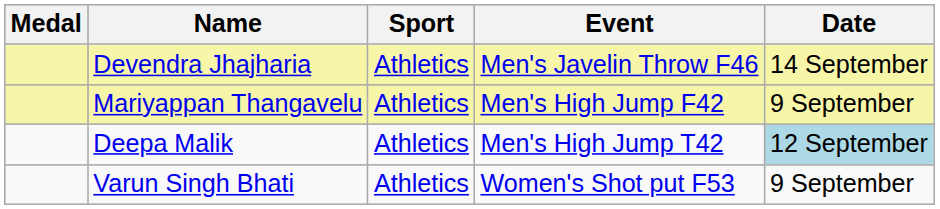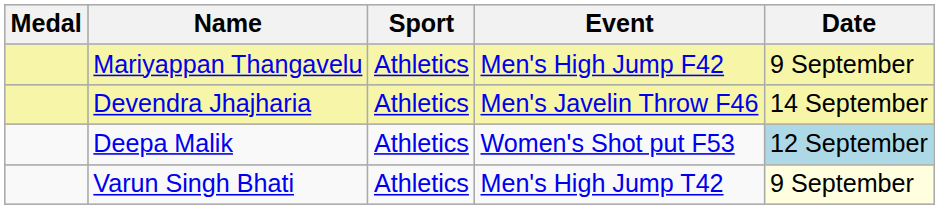rows swapped: (228, 104) <-> (202, 64)
(602, 143) Men's High Jump T42 -> (608, 143) Women's Shot put F53
(608, 183) Women's Shot put F53 -> (602, 183) Men's High Jump T42
(842, 183) no background -> (842, 183) lightyellow background
